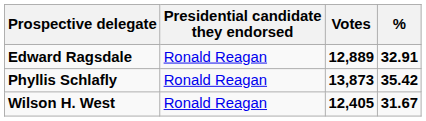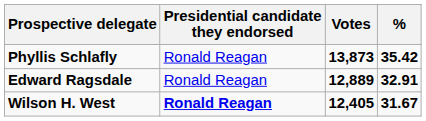rows swapped: (62, 80) <-> (70, 56)
(215, 103) normal -> (218, 103) bold
